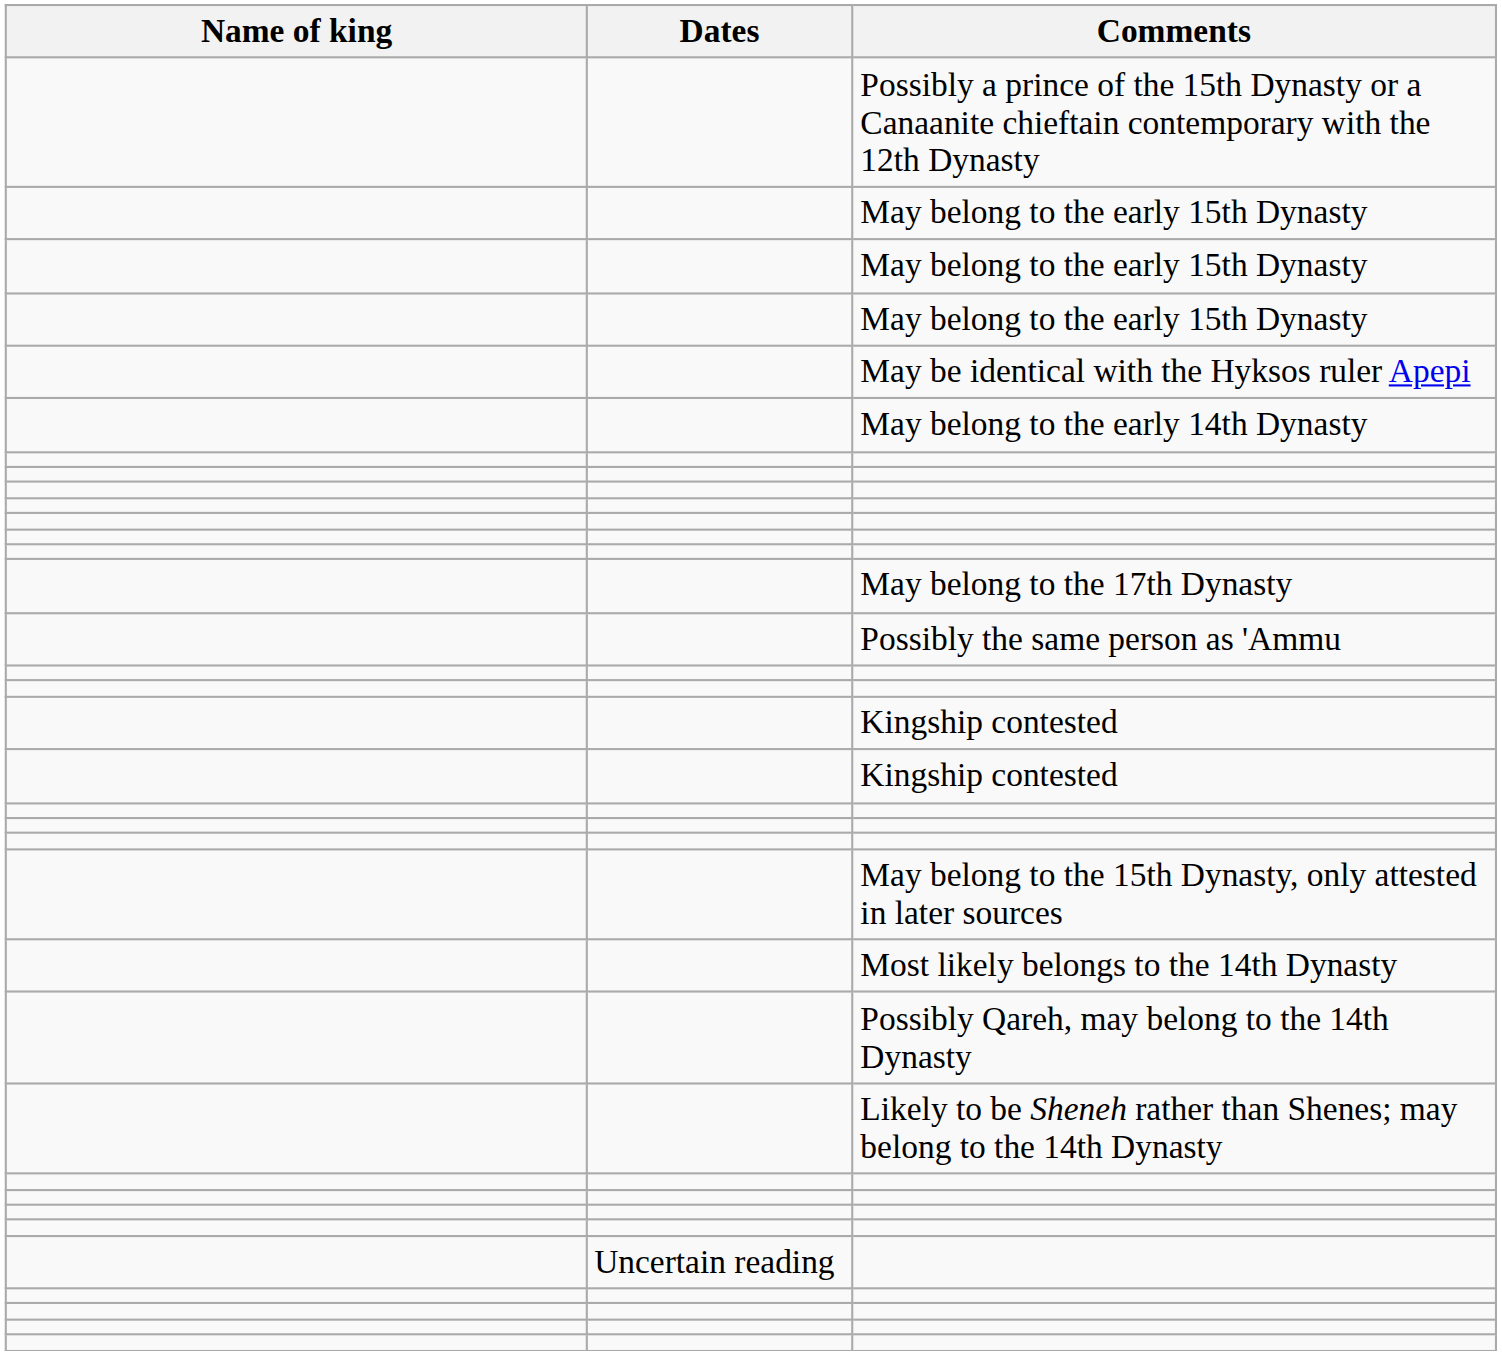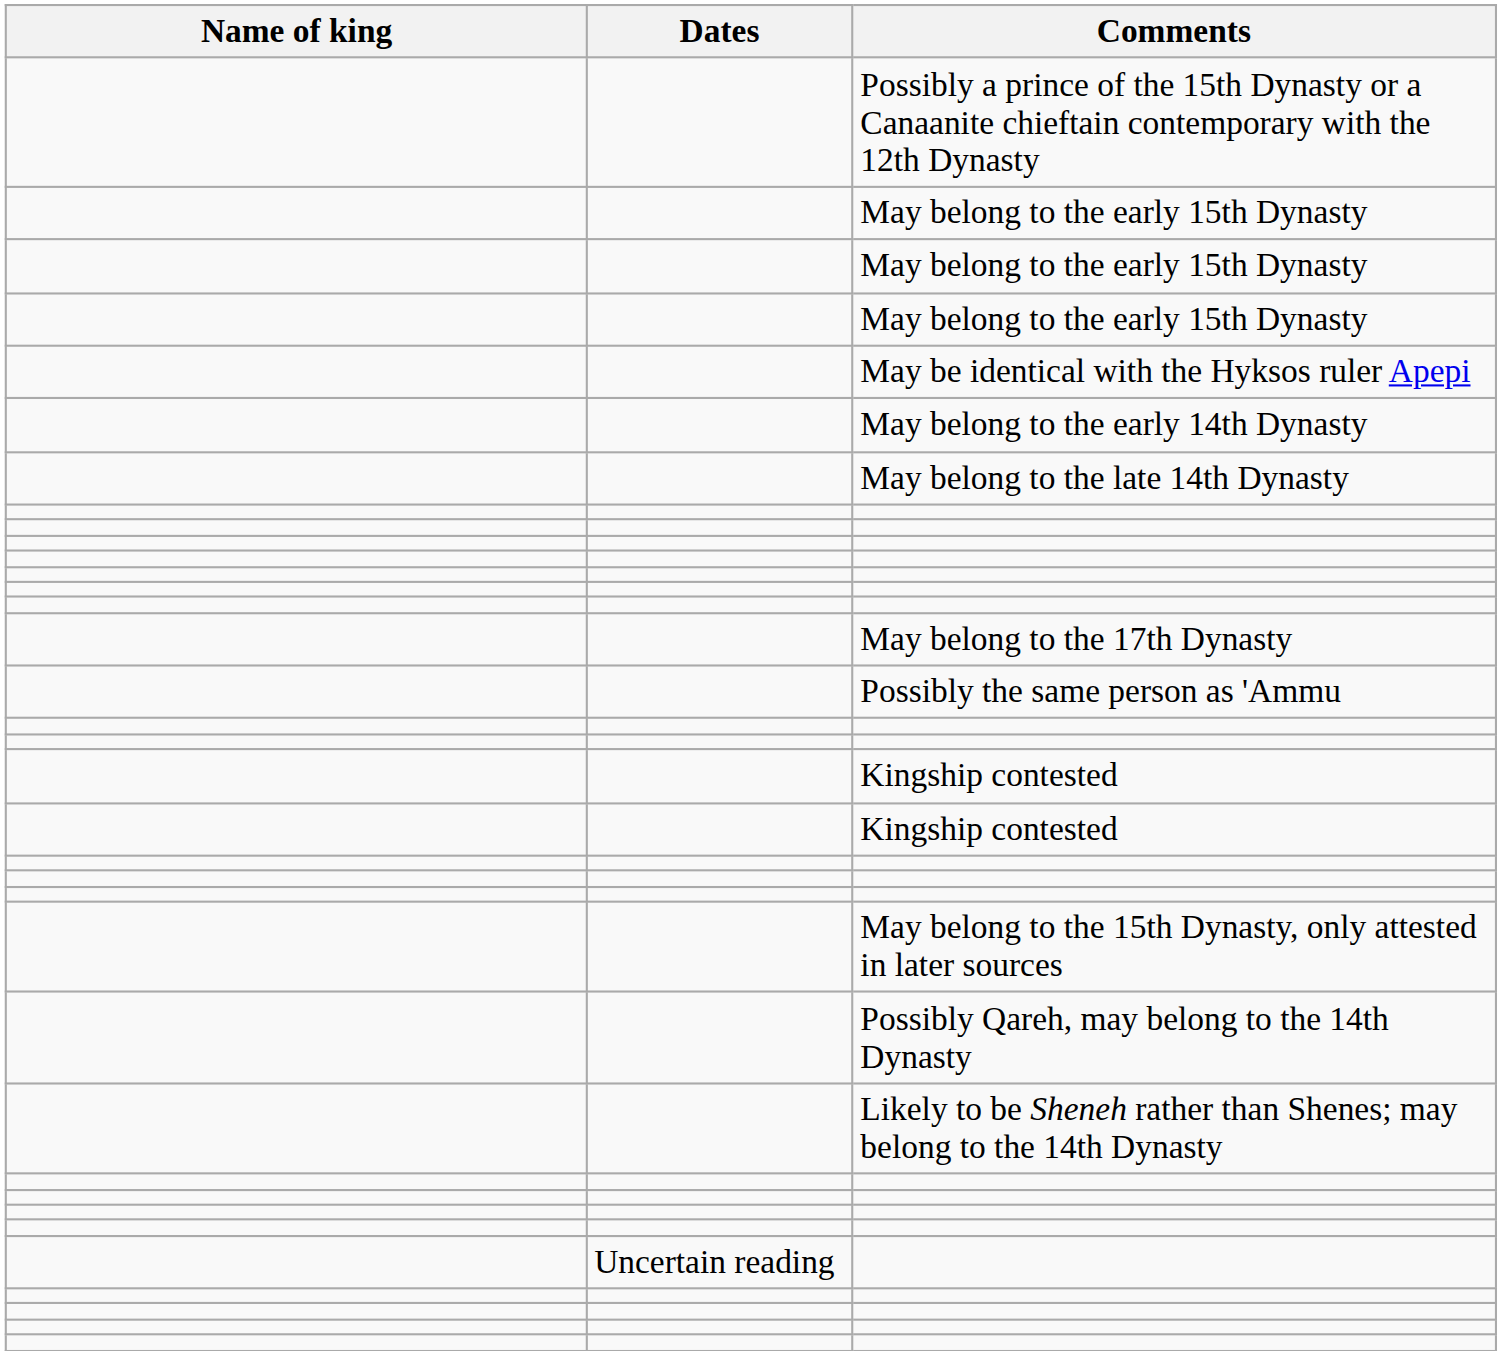+ row: (720, 478)
- row: (720, 966)
